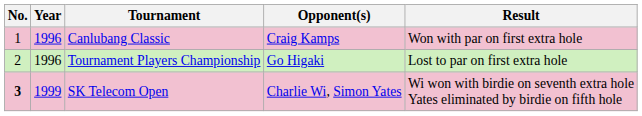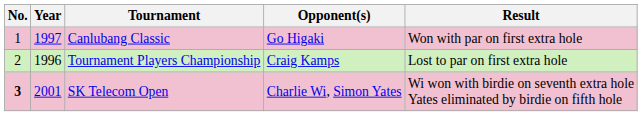(48, 38) 1996 -> (48, 38) 1997
(303, 38) Craig Kamps -> (295, 38) Go Higaki
(295, 61) Go Higaki -> (303, 61) Craig Kamps
(48, 91) 1999 -> (48, 91) 2001
